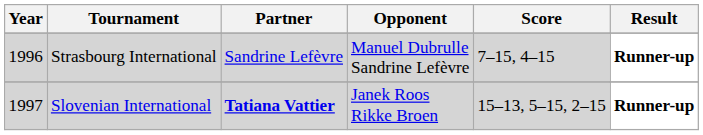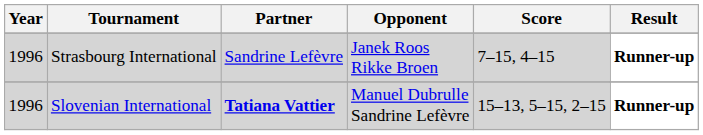(410, 57) Manuel Dubrulle Sandrine Lefèvre -> (395, 57) Janek Roos Rikke Broen
(26, 105) 1997 -> (26, 105) 1996
(395, 105) Janek Roos Rikke Broen -> (410, 105) Manuel Dubrulle Sandrine Lefèvre
